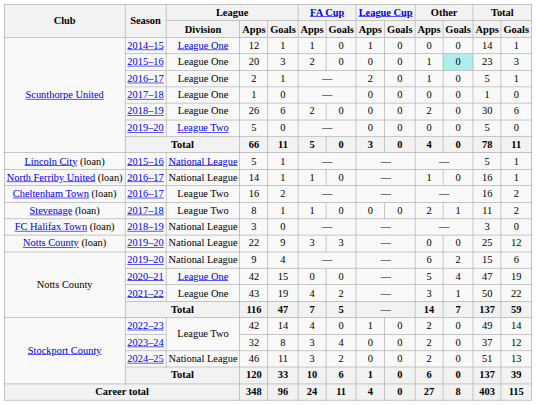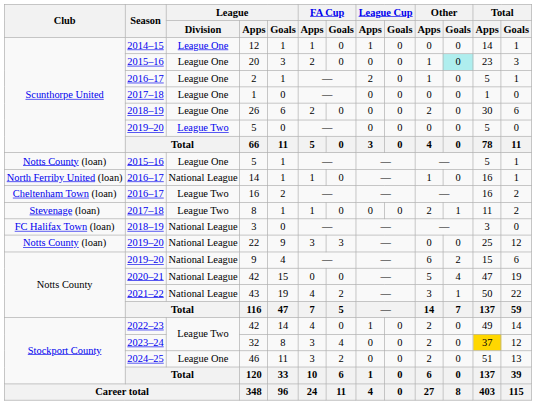(65, 161) Lincoln City (loan) -> (65, 161) Notts County (loan)
(203, 161) National League -> (203, 161) League One
(203, 276) League One -> (203, 276) National League
(203, 293) League One -> (203, 293) National League
(487, 342) no background -> (487, 342) gold background
(203, 359) National League -> (203, 359) League One
